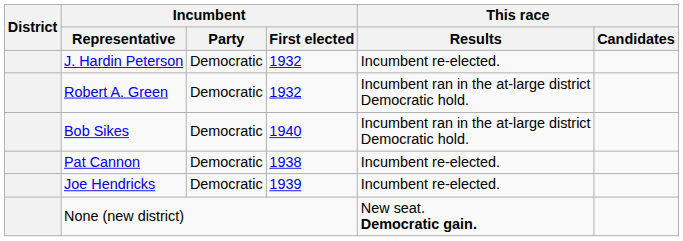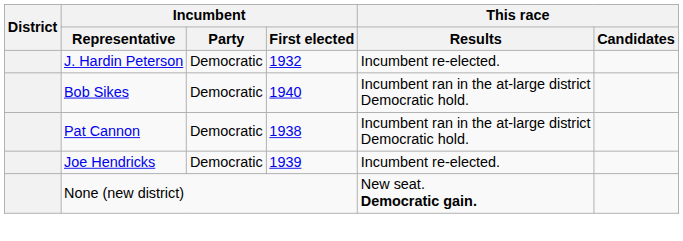- row: (116, 92)
(430, 162) Incumbent re-elected. -> (476, 131) Incumbent ran in the at-large district Democratic hold.
